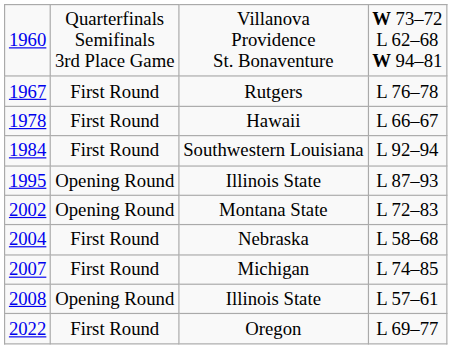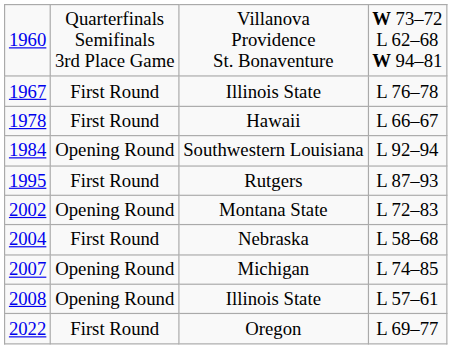(273, 91) Rutgers -> (273, 91) Illinois State
(115, 150) First Round -> (115, 150) Opening Round
(115, 180) Opening Round -> (115, 180) First Round
(273, 180) Illinois State -> (273, 180) Rutgers
(115, 269) First Round -> (115, 269) Opening Round
